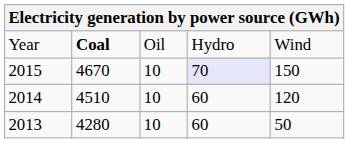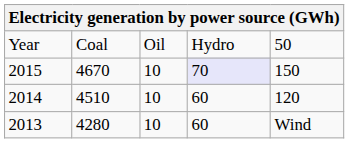(93, 44) bold -> (92, 44) normal
(293, 44) Wind -> (283, 44) 50
(283, 124) 50 -> (293, 124) Wind
